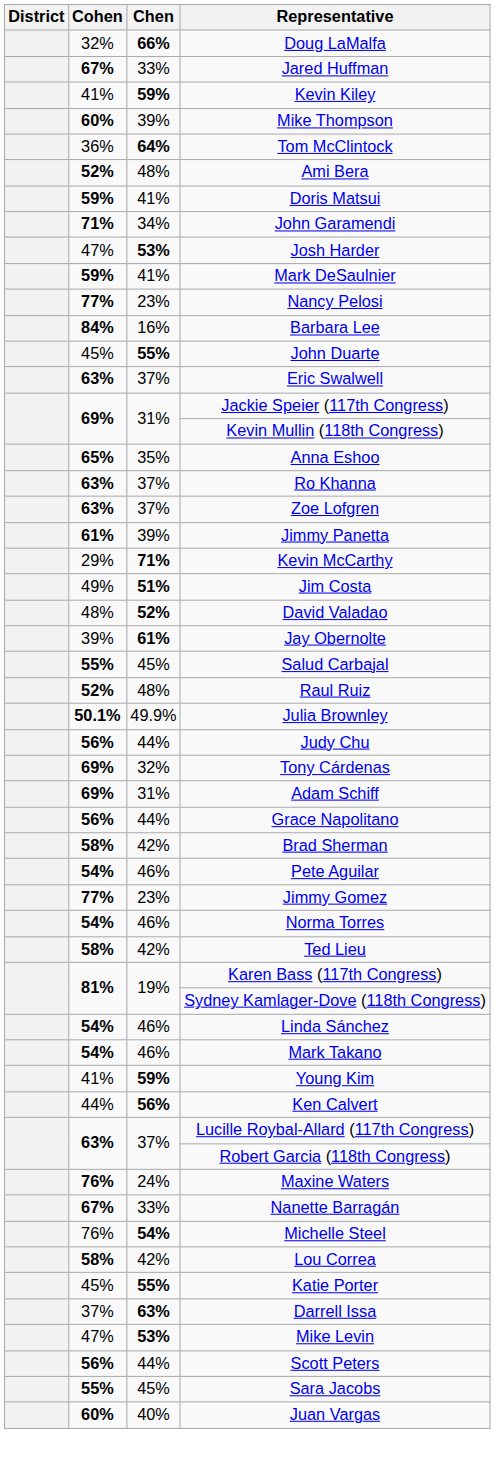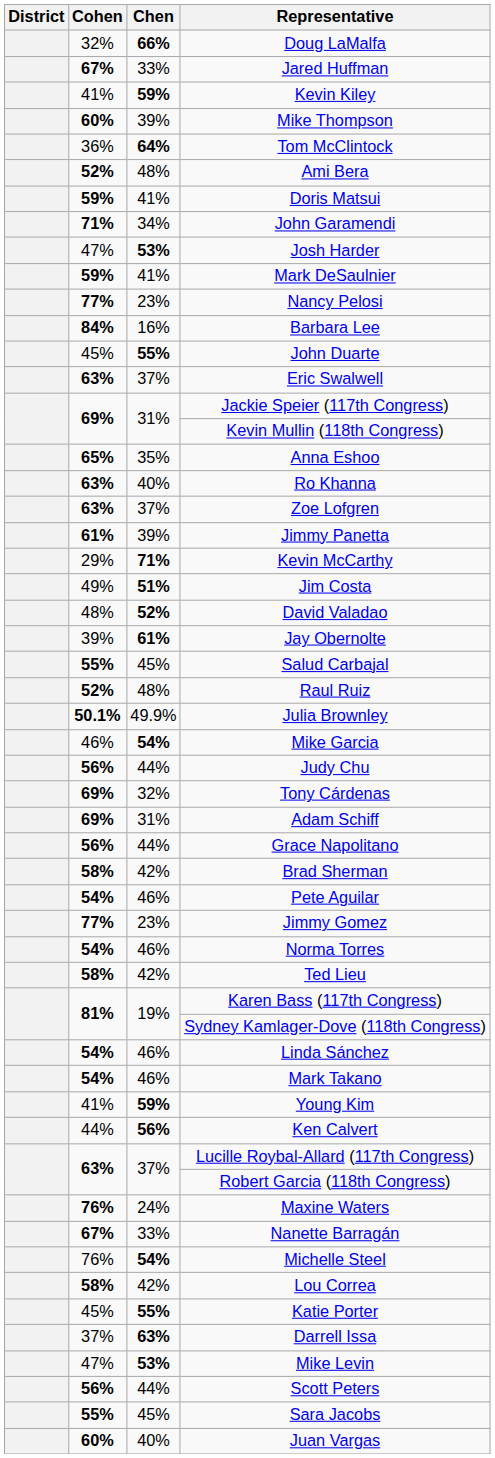(153, 483) 37% -> (153, 483) 40%
+ row: (335, 742)
